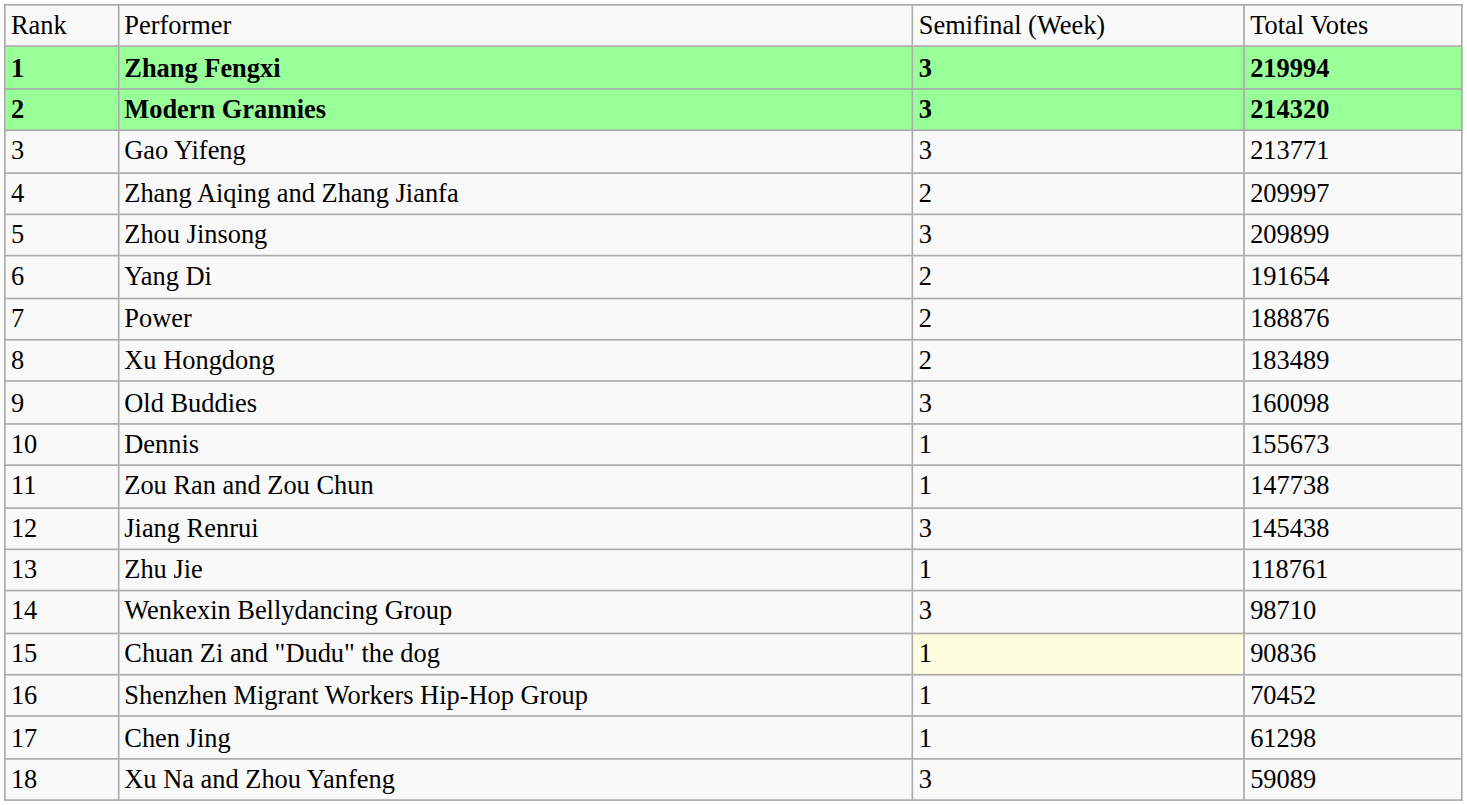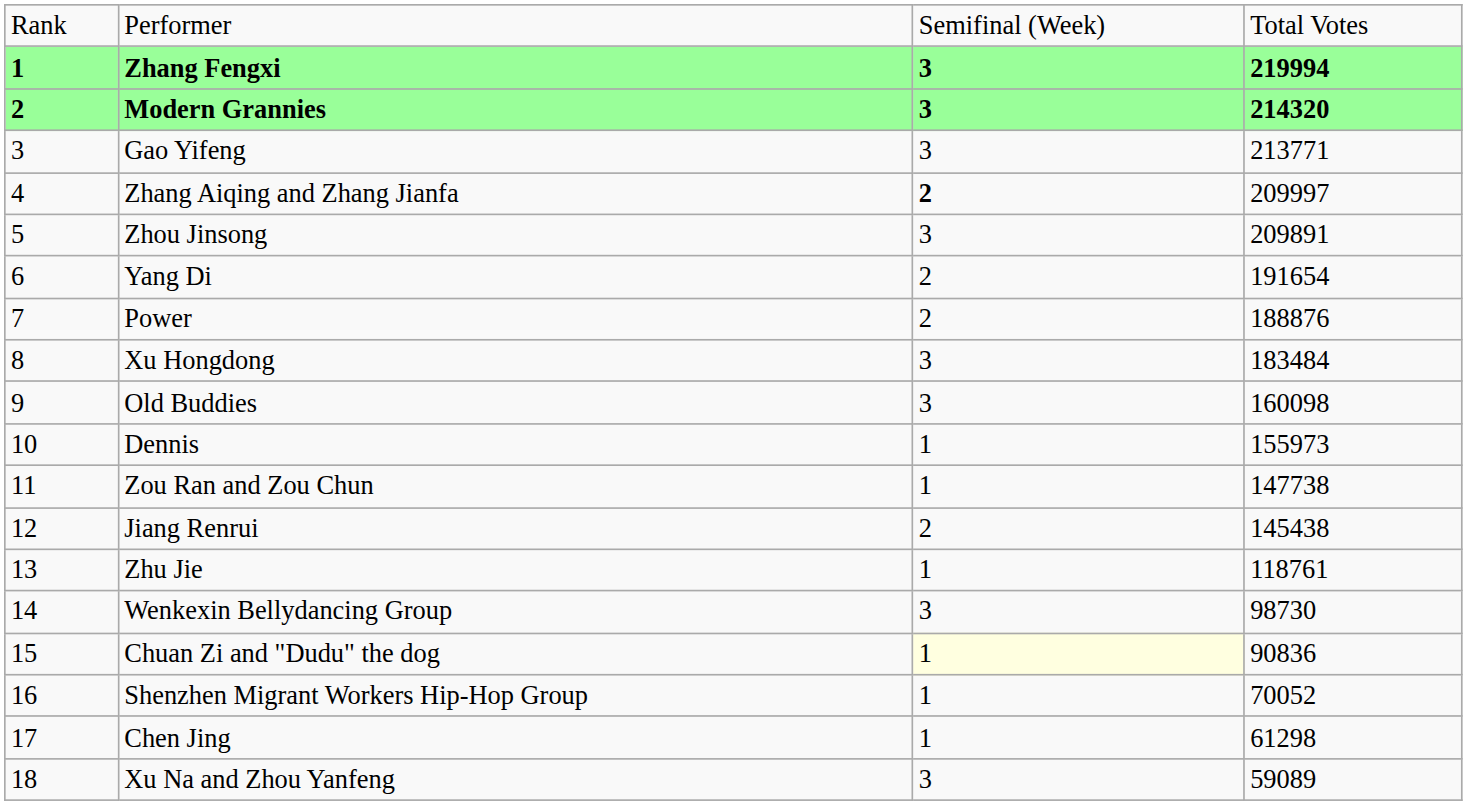(925, 192) normal -> (925, 192) bold
(1290, 234) 209899 -> (1290, 234) 209891
(925, 360) 2 -> (925, 360) 3
(1290, 360) 183489 -> (1290, 360) 183484
(1290, 444) 155673 -> (1290, 444) 155973
(925, 527) 3 -> (925, 527) 2
(1283, 611) 98710 -> (1283, 611) 98730
(1283, 695) 70452 -> (1283, 695) 70052
